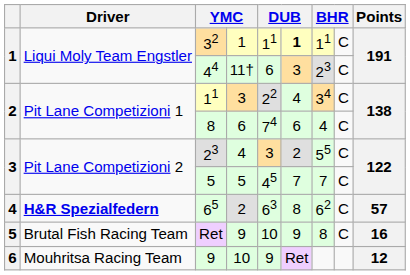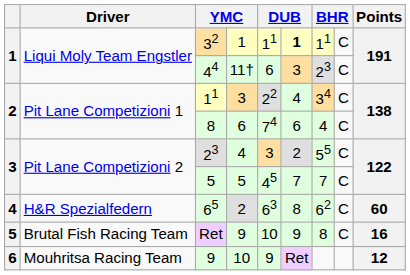(91, 208) bold -> (88, 208) normal
(379, 208) 57 -> (379, 208) 60
